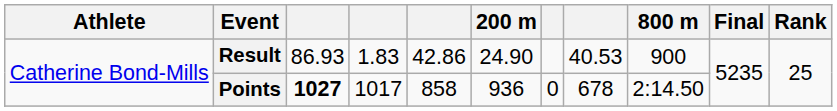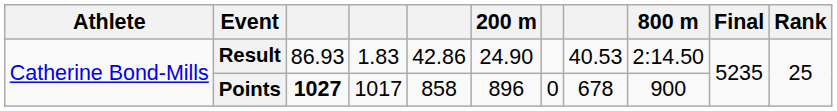(668, 56) 900 -> (668, 56) 2:14.50
(506, 90) 936 -> (506, 90) 896
(668, 90) 2:14.50 -> (668, 90) 900
